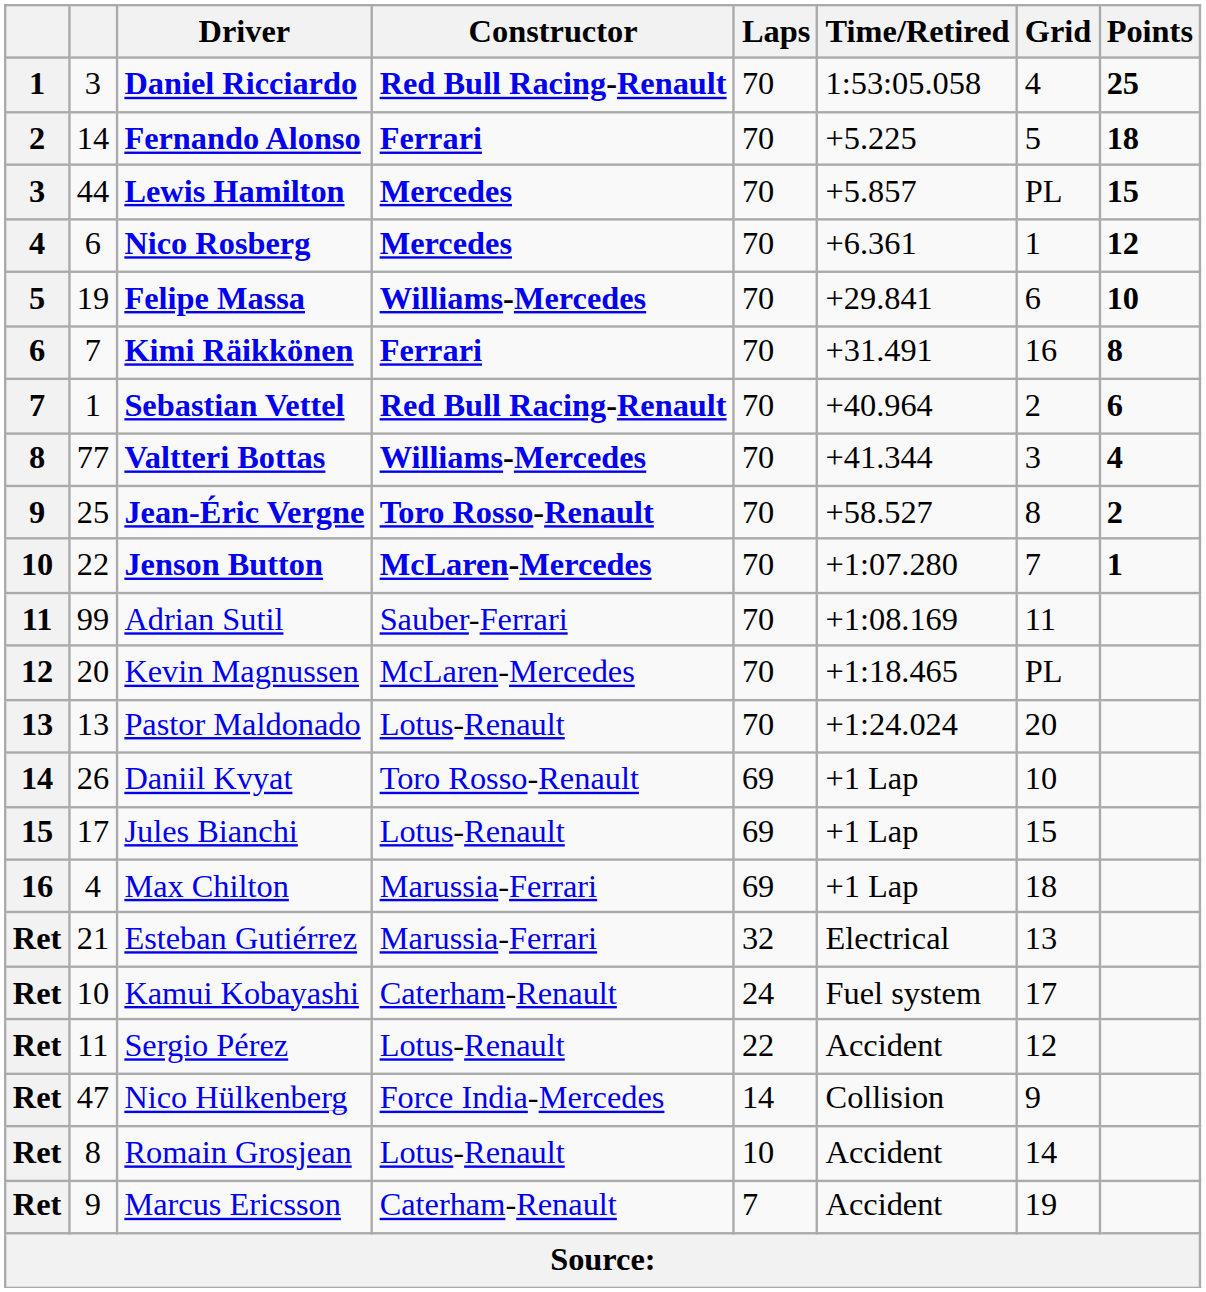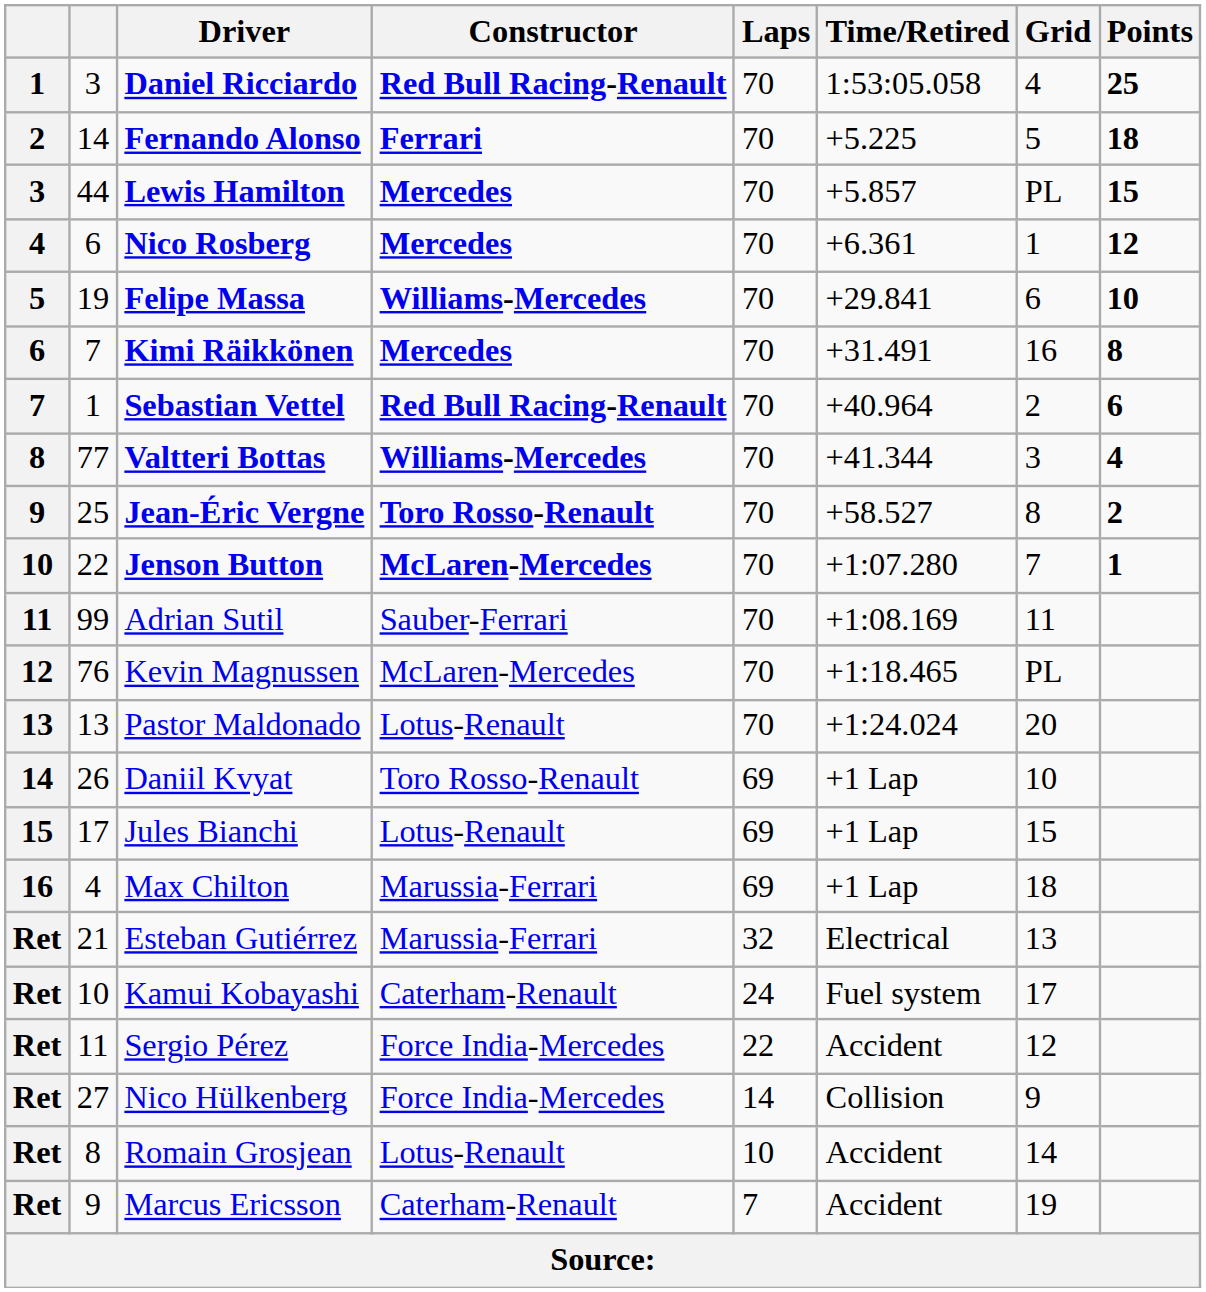(431, 351) Ferrari -> (446, 351) Mercedes
(93, 671) 20 -> (93, 671) 76
(472, 1045) Lotus-Renault -> (522, 1045) Force India-Mercedes
(93, 1098) 47 -> (93, 1098) 27
